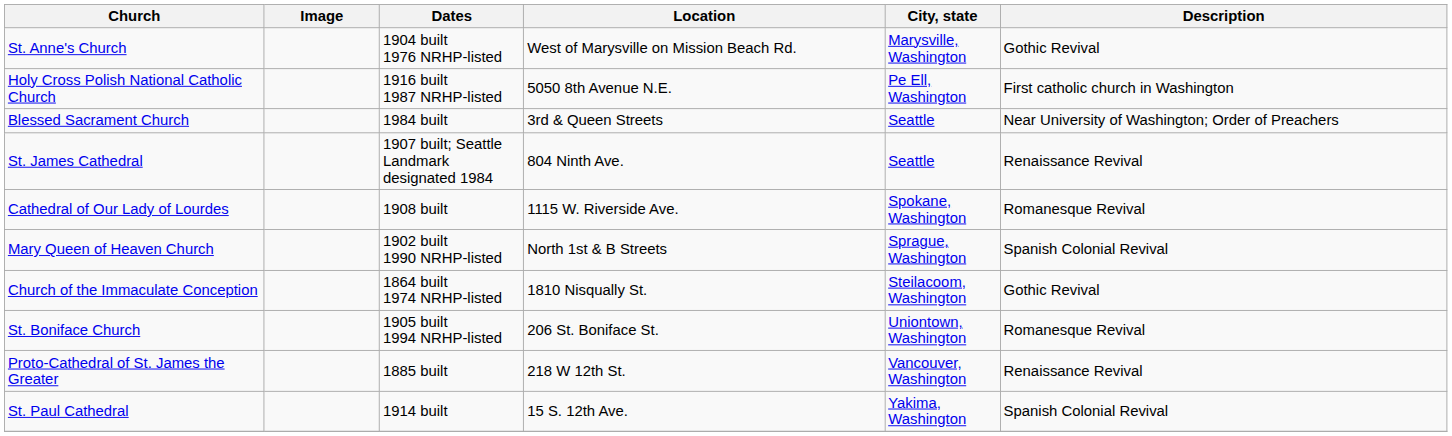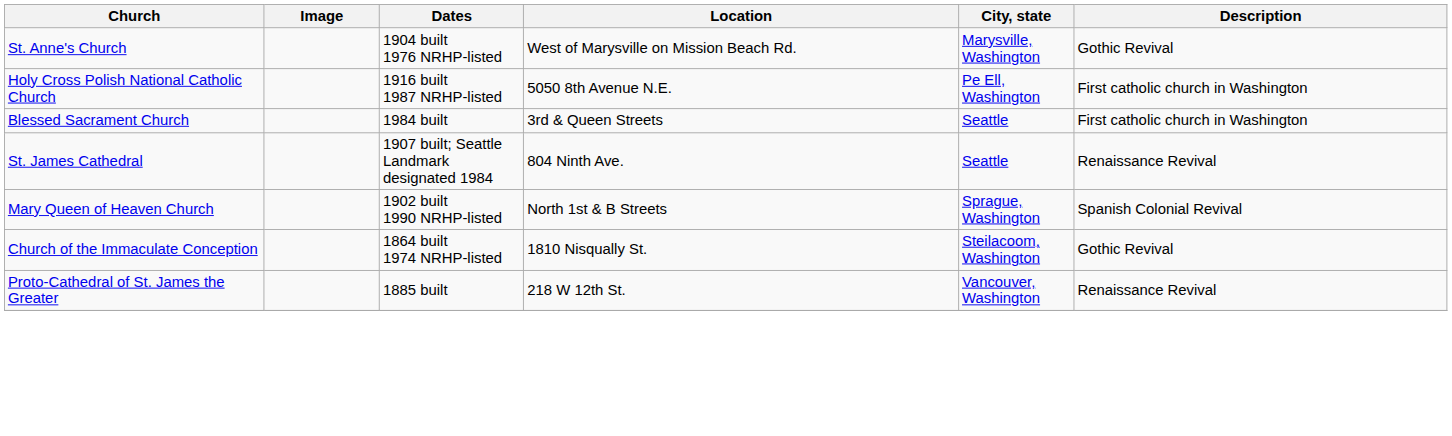(1171, 120) Near University of Washington; Order of Preachers -> (1193, 120) First catholic church in Washington
- row: (118, 209)
- row: (74, 330)
- row: (68, 411)
